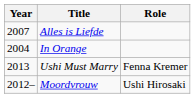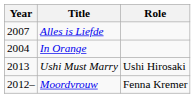(155, 66) Fenna Kremer -> (154, 66) Ushi Hirosaki
(154, 84) Ushi Hirosaki -> (155, 84) Fenna Kremer
